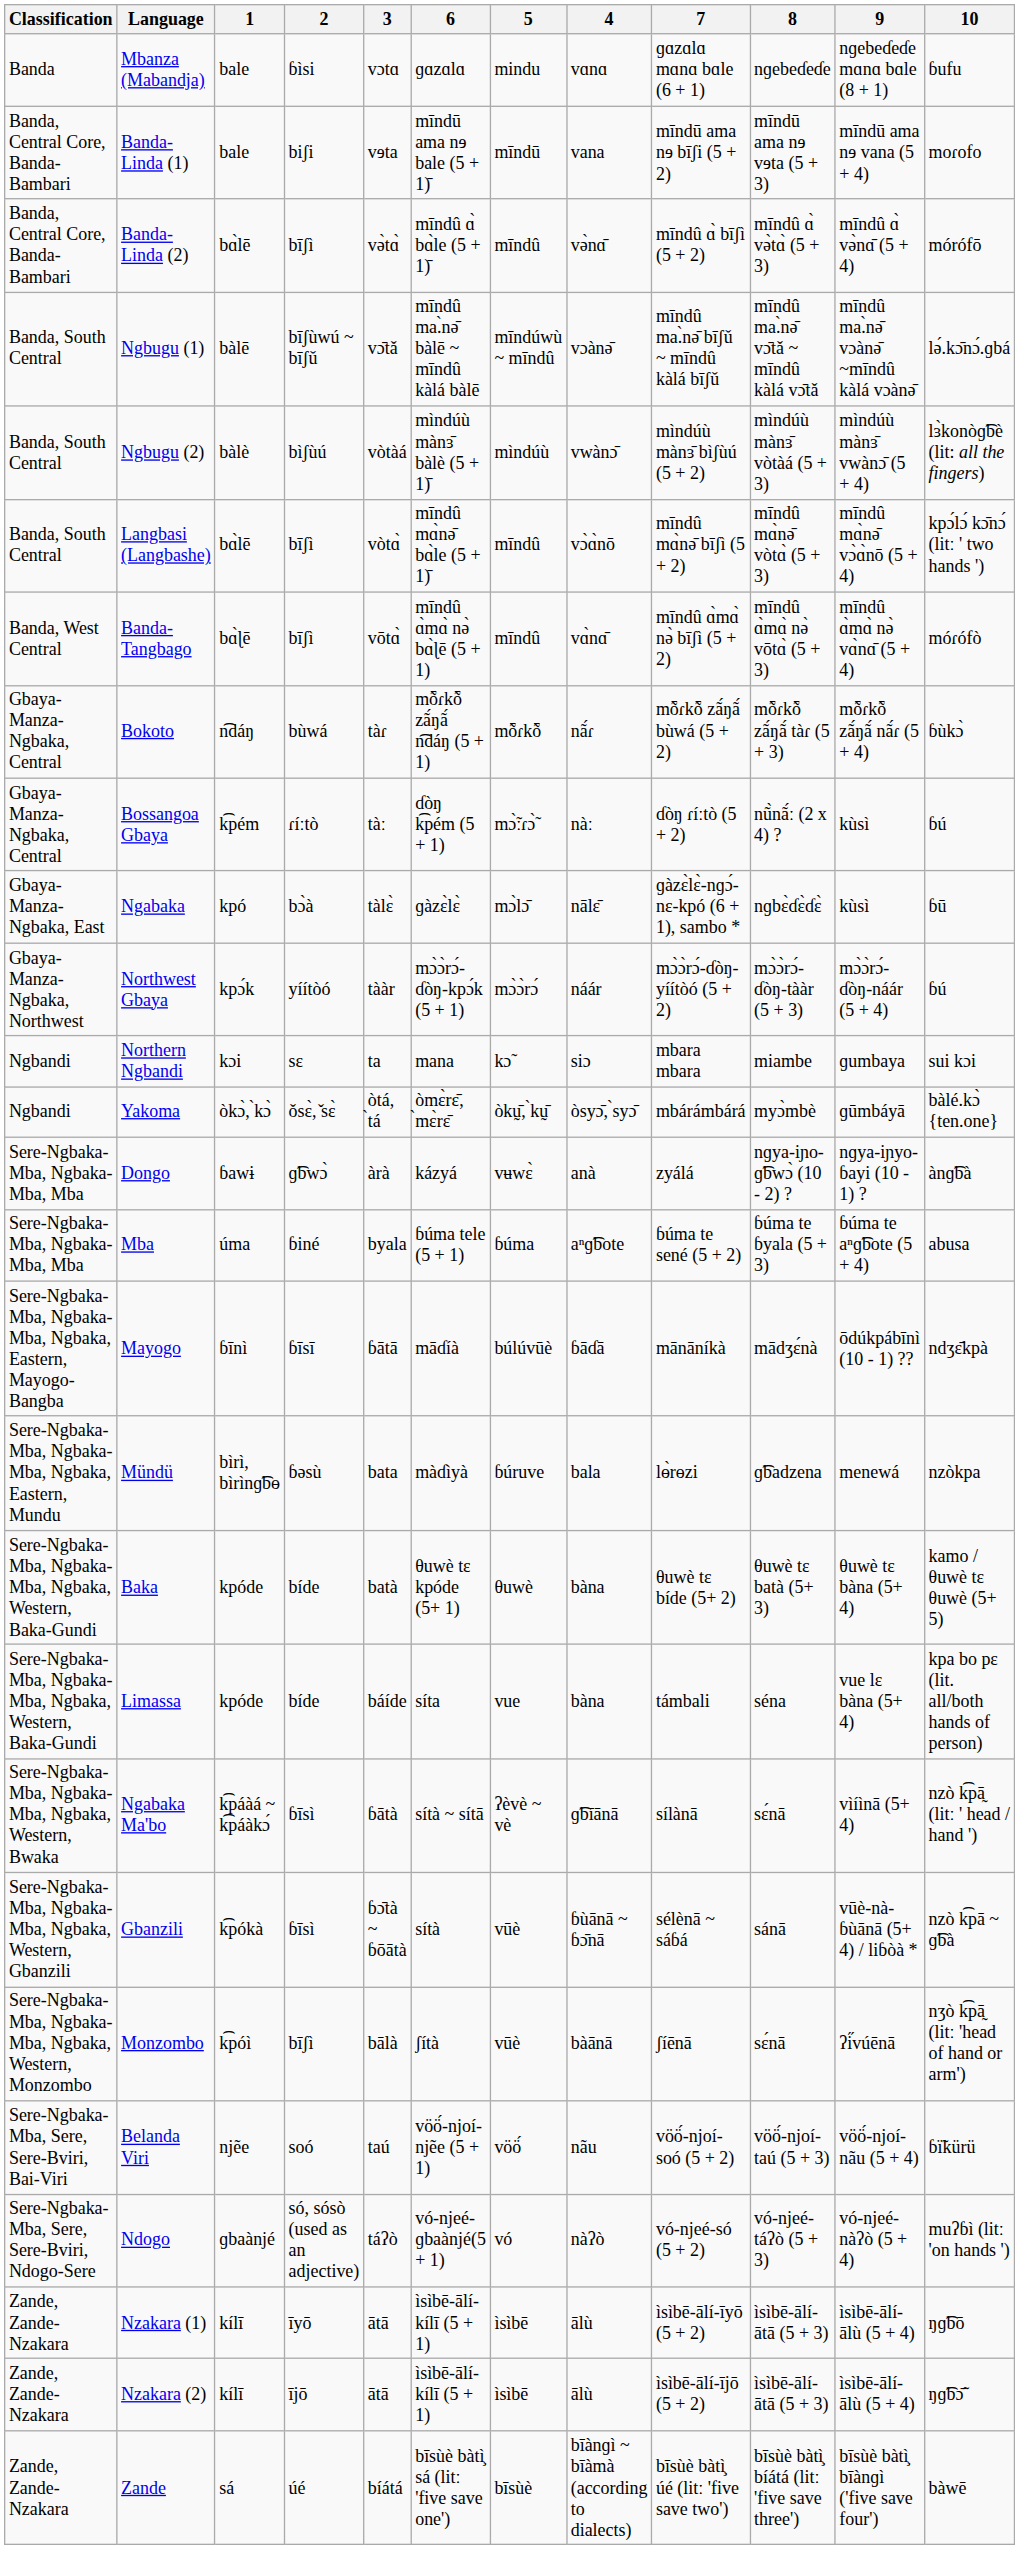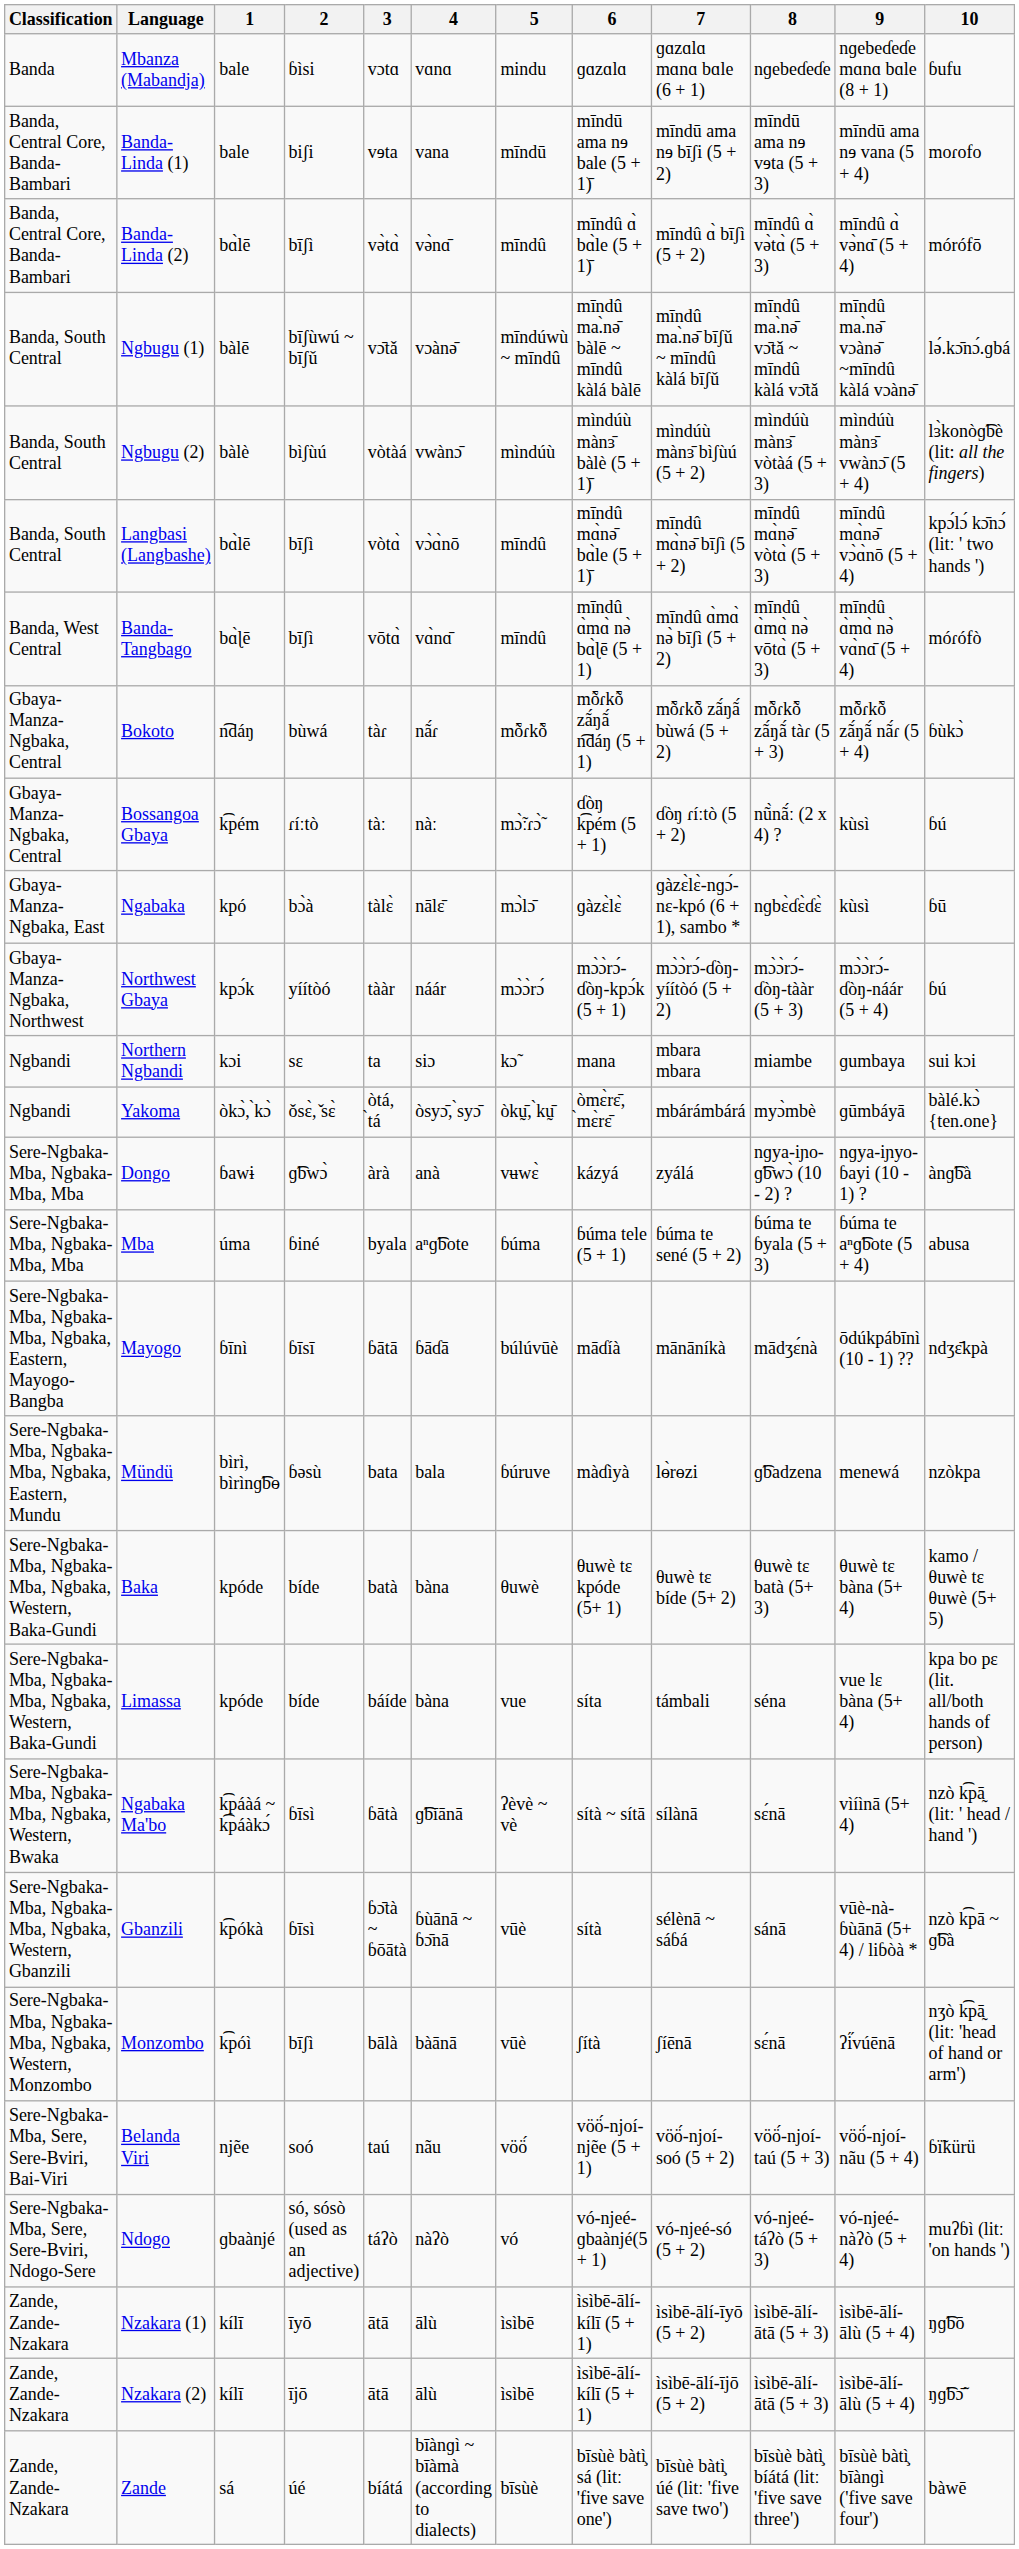columns swapped: (609, 18) <-> (451, 18)
